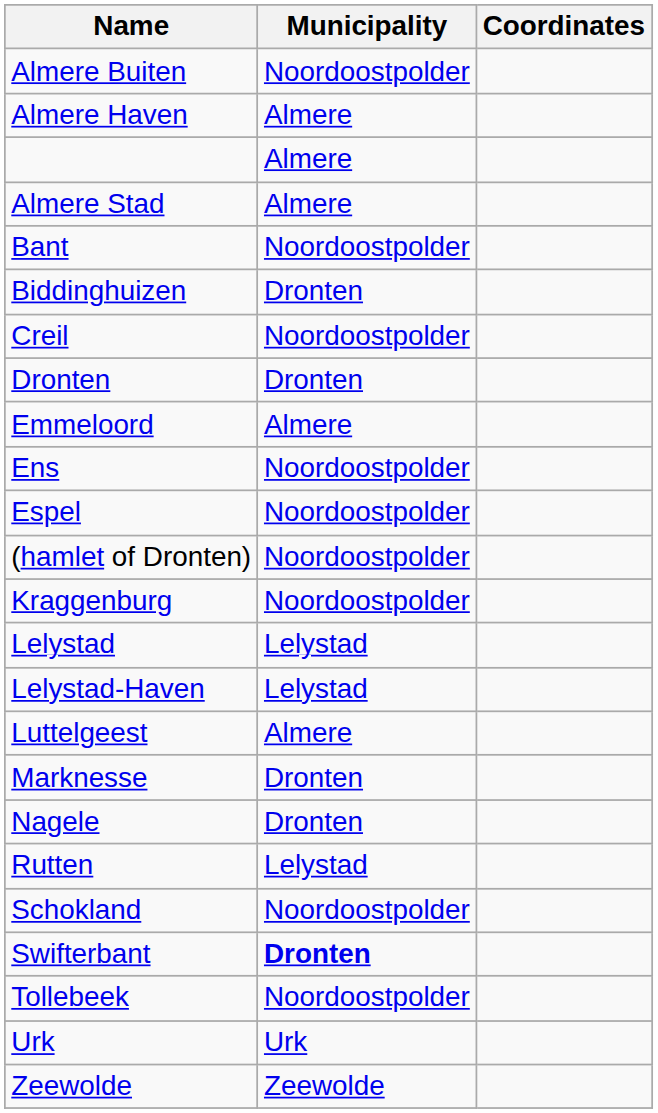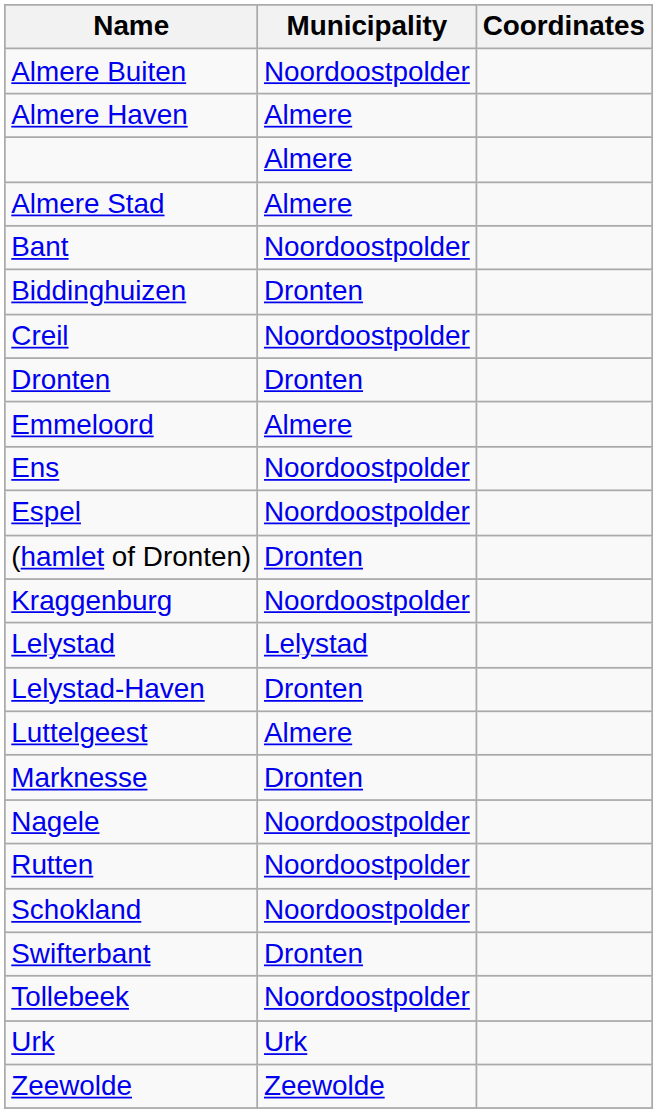(367, 556) Noordoostpolder -> (313, 556) Dronten
(316, 688) Lelystad -> (313, 688) Dronten
(313, 821) Dronten -> (367, 821) Noordoostpolder
(316, 865) Lelystad -> (367, 865) Noordoostpolder
(317, 953) bold -> (313, 953) normal
